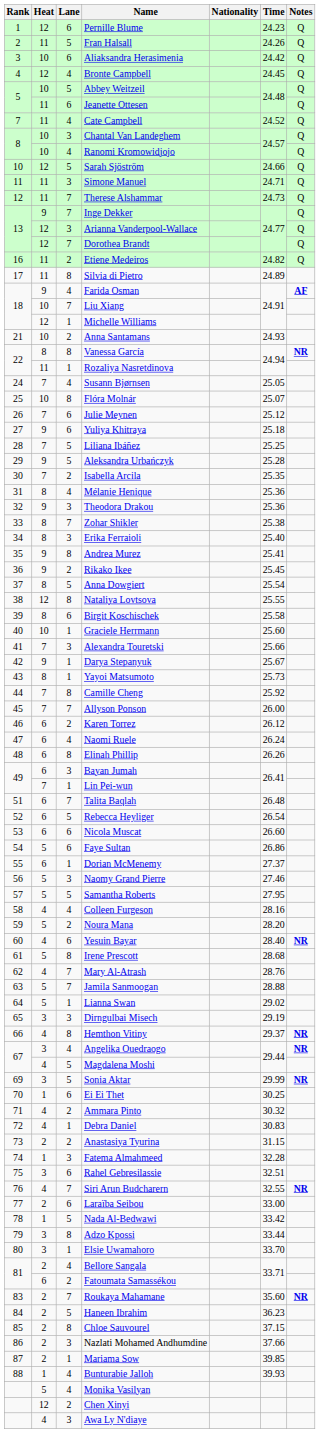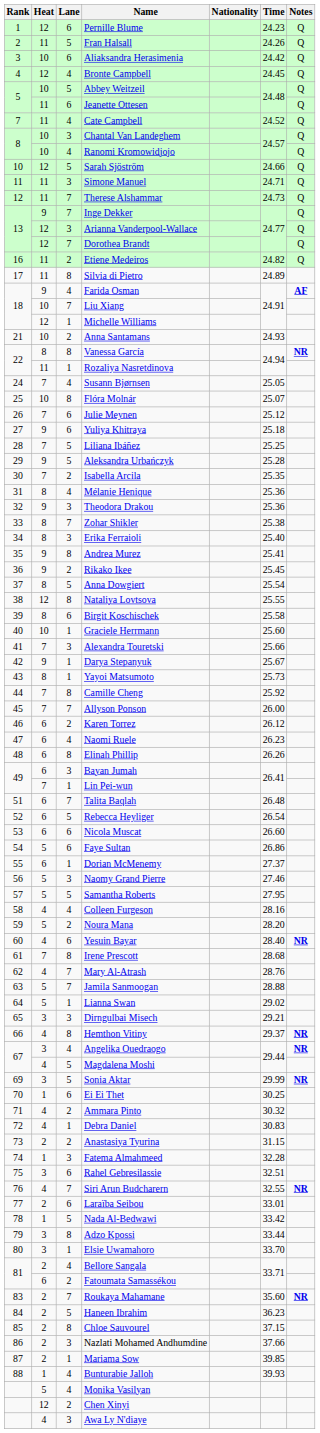(274, 739) 26.24 -> (274, 739) 26.23
(44, 956) 5 -> (44, 956) 7
(274, 1018) 29.19 -> (274, 1018) 29.21
(274, 1204) 33.00 -> (274, 1204) 33.01
